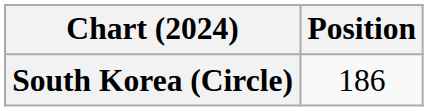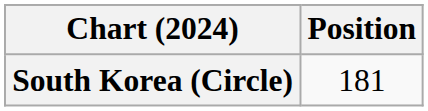(362, 79) 186 -> (362, 79) 181
